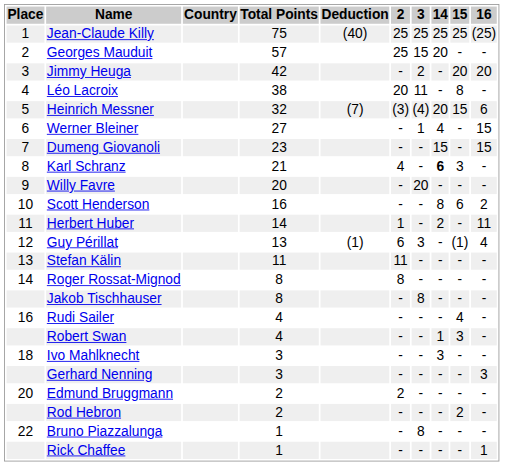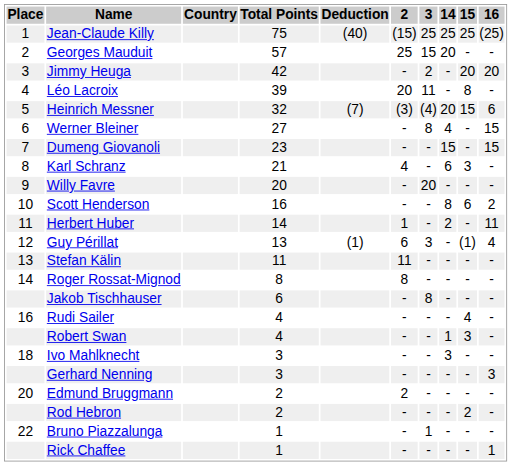(401, 34) 25 -> (404, 34) (15)
(279, 90) 38 -> (279, 90) 39
(421, 128) 1 -> (428, 128) 8
(440, 166) bold -> (448, 166) normal
(279, 299) 8 -> (279, 299) 6
(421, 431) 8 -> (428, 431) 1
